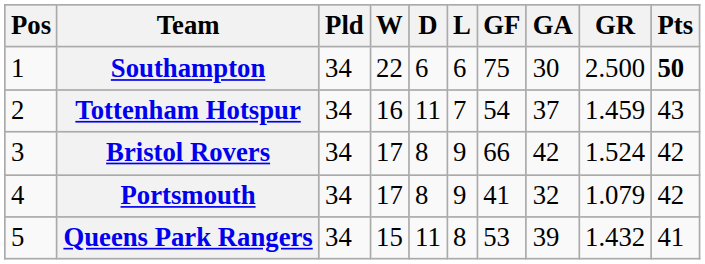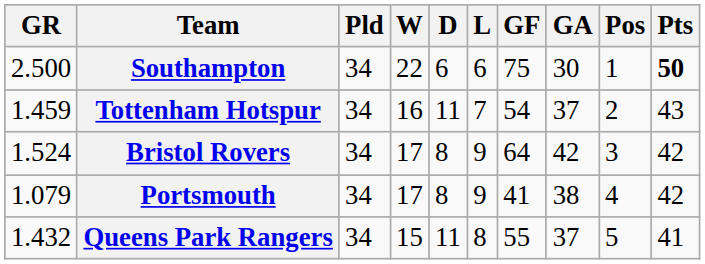columns swapped: (31, 25) <-> (615, 25)
(497, 152) 66 -> (517, 152) 64
(546, 195) 32 -> (566, 195) 38
(497, 237) 53 -> (517, 237) 55
(546, 237) 39 -> (566, 237) 37
